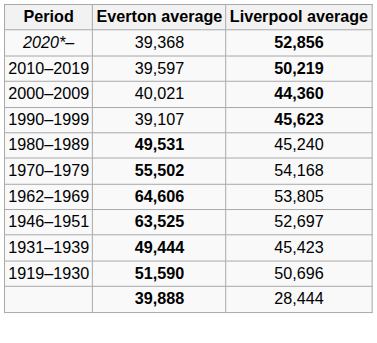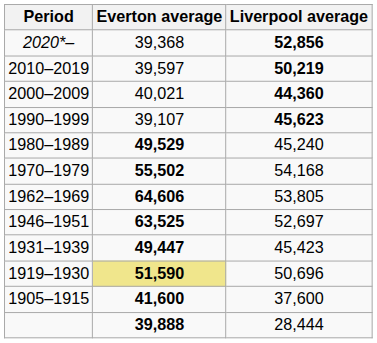(159, 145) 49,531 -> (159, 145) 49,529
(159, 247) 49,444 -> (159, 247) 49,447
(159, 273) no background -> (159, 273) khaki background
+ row: (49, 299)
